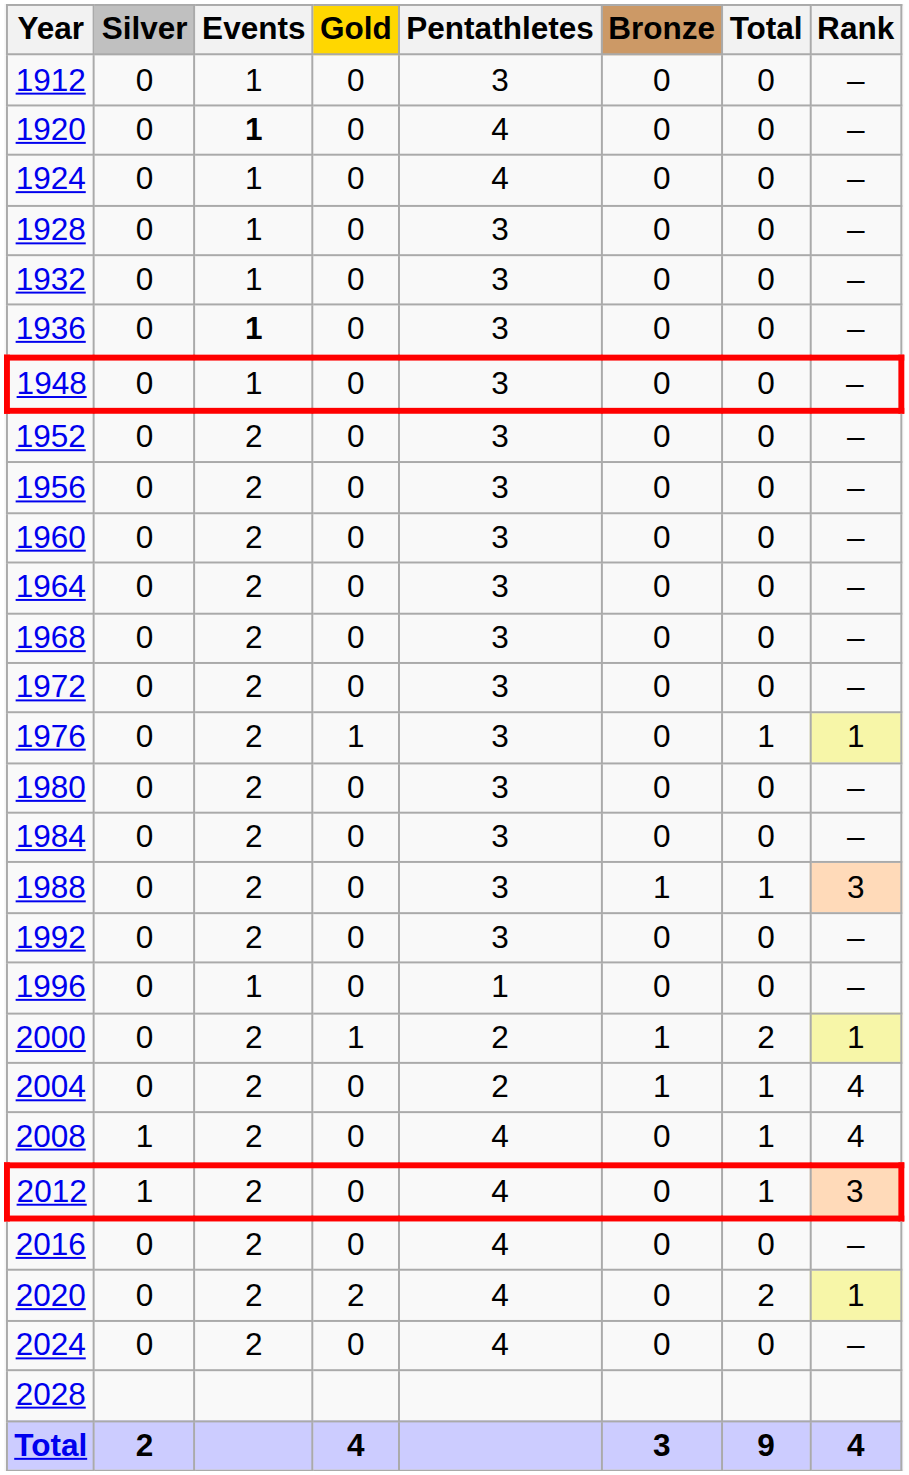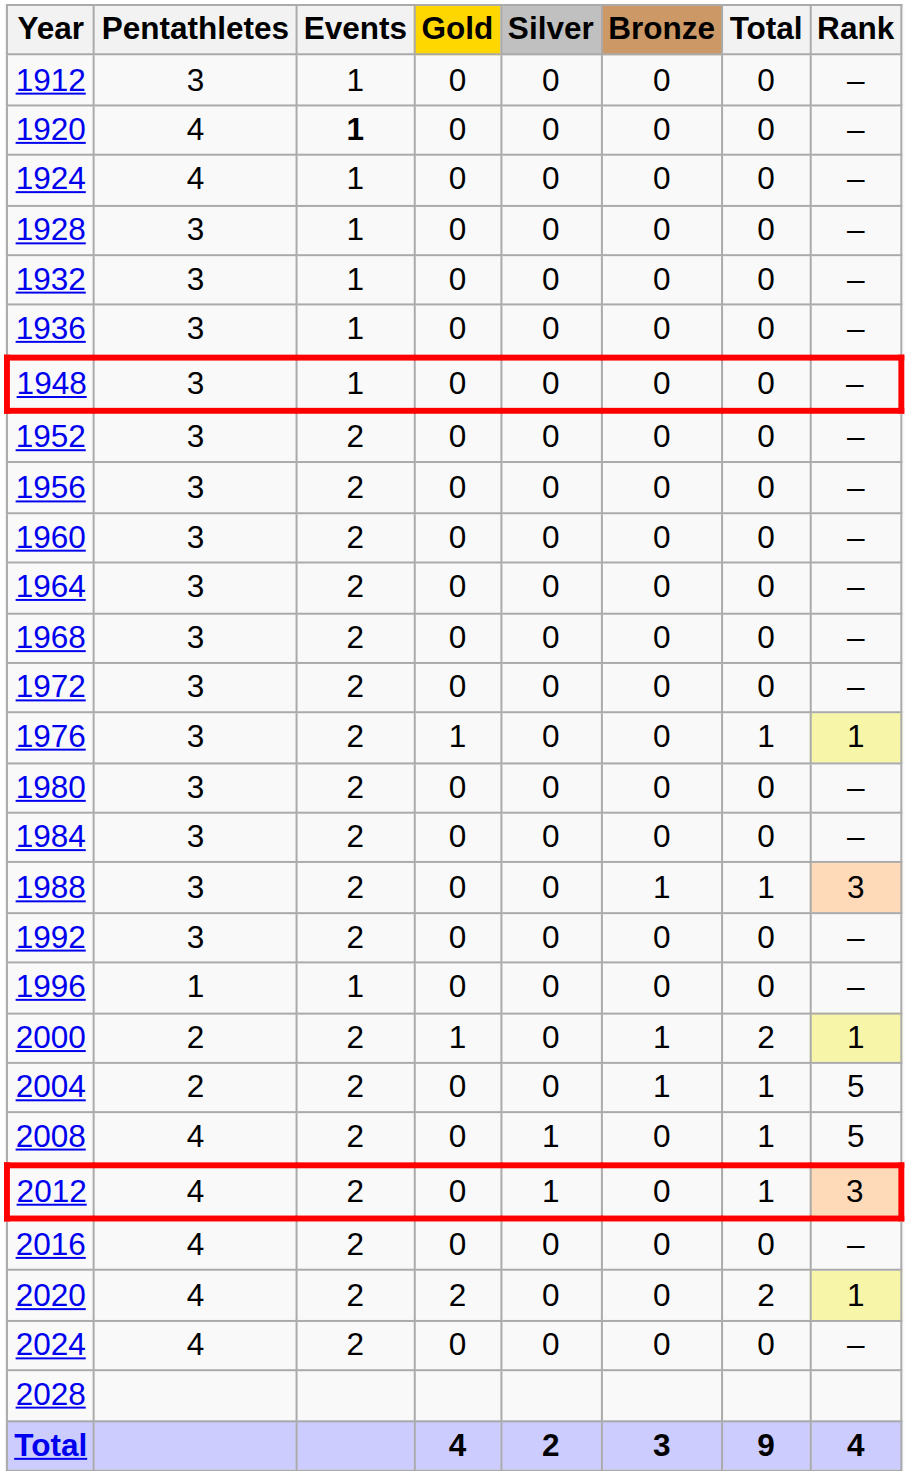columns swapped: (500, 29) <-> (145, 29)
(254, 329) bold -> (355, 329) normal
(856, 1087) 4 -> (856, 1087) 5
(856, 1137) 4 -> (856, 1137) 5
